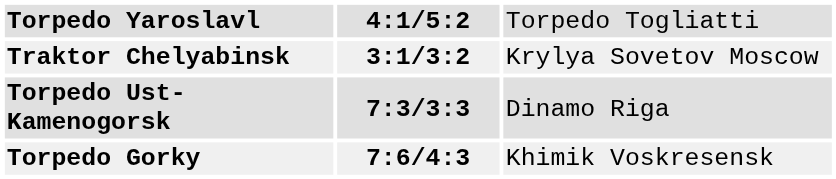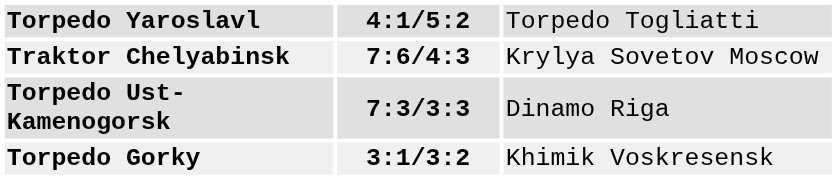(418, 57) 3:1/3:2 -> (418, 57) 7:6/4:3
(418, 159) 7:6/4:3 -> (418, 159) 3:1/3:2
